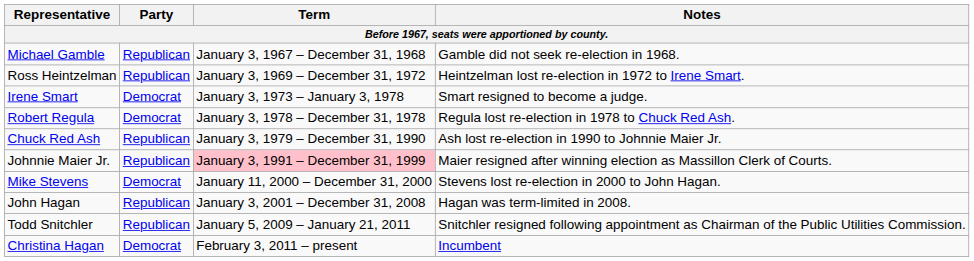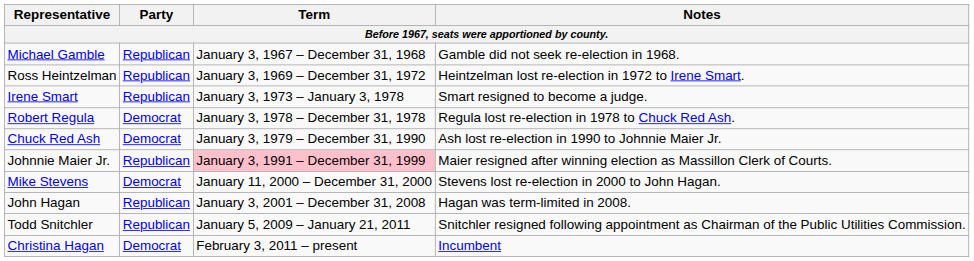(152, 96) Democrat -> (156, 96) Republican
(156, 139) Republican -> (152, 139) Democrat
